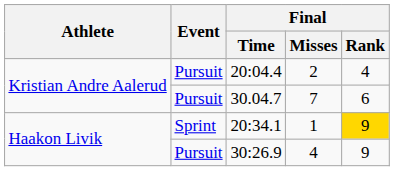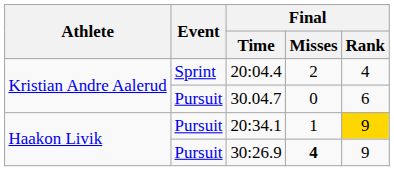(199, 71) Pursuit -> (195, 71) Sprint
(314, 98) 7 -> (314, 98) 0
(195, 125) Sprint -> (199, 125) Pursuit
(314, 152) normal -> (314, 152) bold
